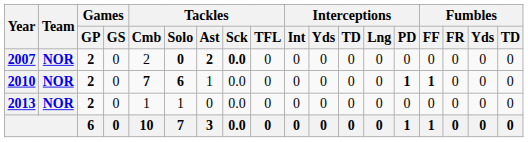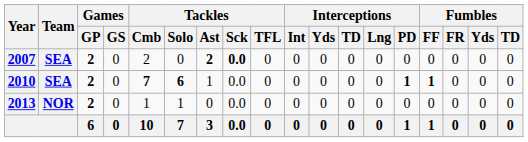(58, 59) NOR -> (58, 59) SEA
(180, 59) bold -> (180, 59) normal
(58, 81) NOR -> (58, 81) SEA
